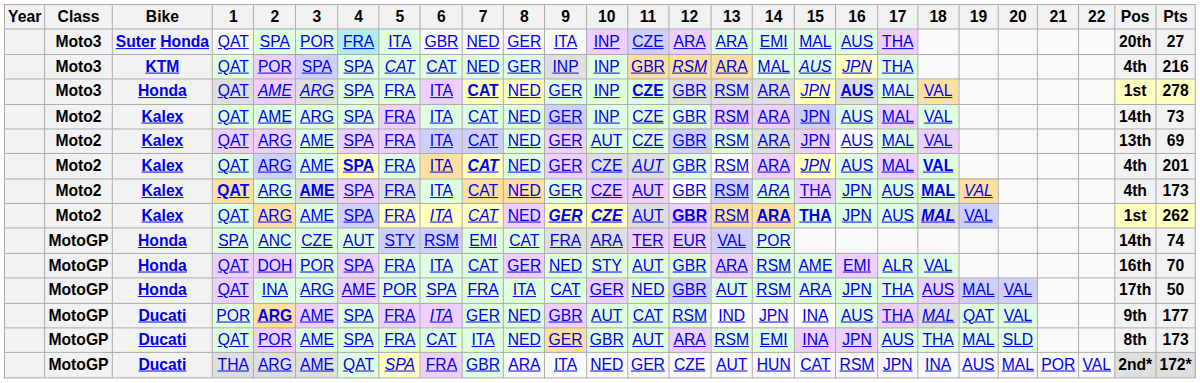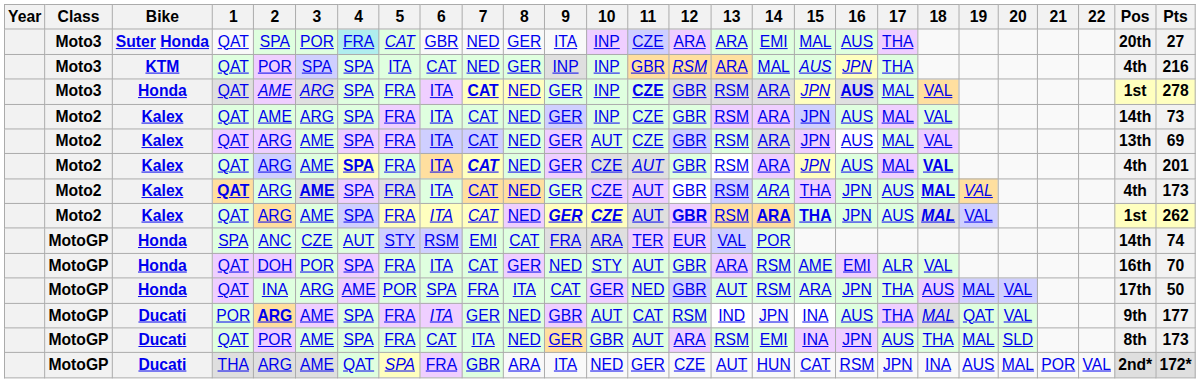(400, 41) ITA -> (400, 41) CAT
(400, 66) CAT -> (400, 66) ITA
